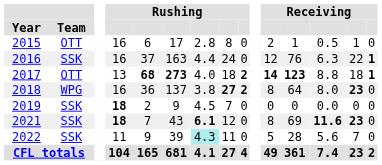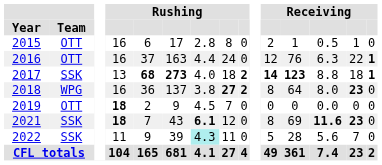(71, 59) SSK -> (71, 59) OTT
(71, 74) OTT -> (71, 74) SSK
(71, 106) SSK -> (71, 106) OTT
